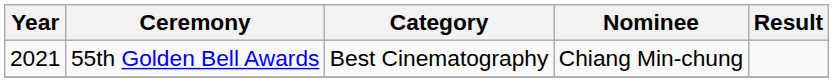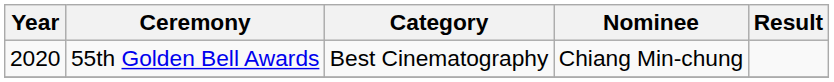(35, 58) 2021 -> (35, 58) 2020
